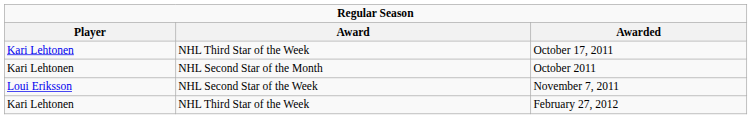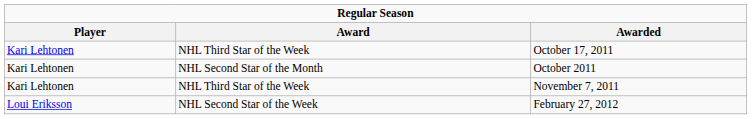(39, 86) Loui Eriksson -> (40, 86) Kari Lehtonen
(248, 86) NHL Second Star of the Week -> (244, 86) NHL Third Star of the Week
(40, 104) Kari Lehtonen -> (39, 104) Loui Eriksson
(244, 104) NHL Third Star of the Week -> (248, 104) NHL Second Star of the Week
